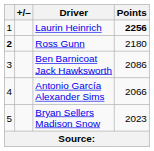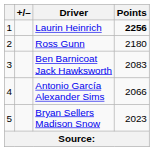(9, 44) bold -> (9, 44) normal
(136, 65) 2086 -> (136, 65) 2083
